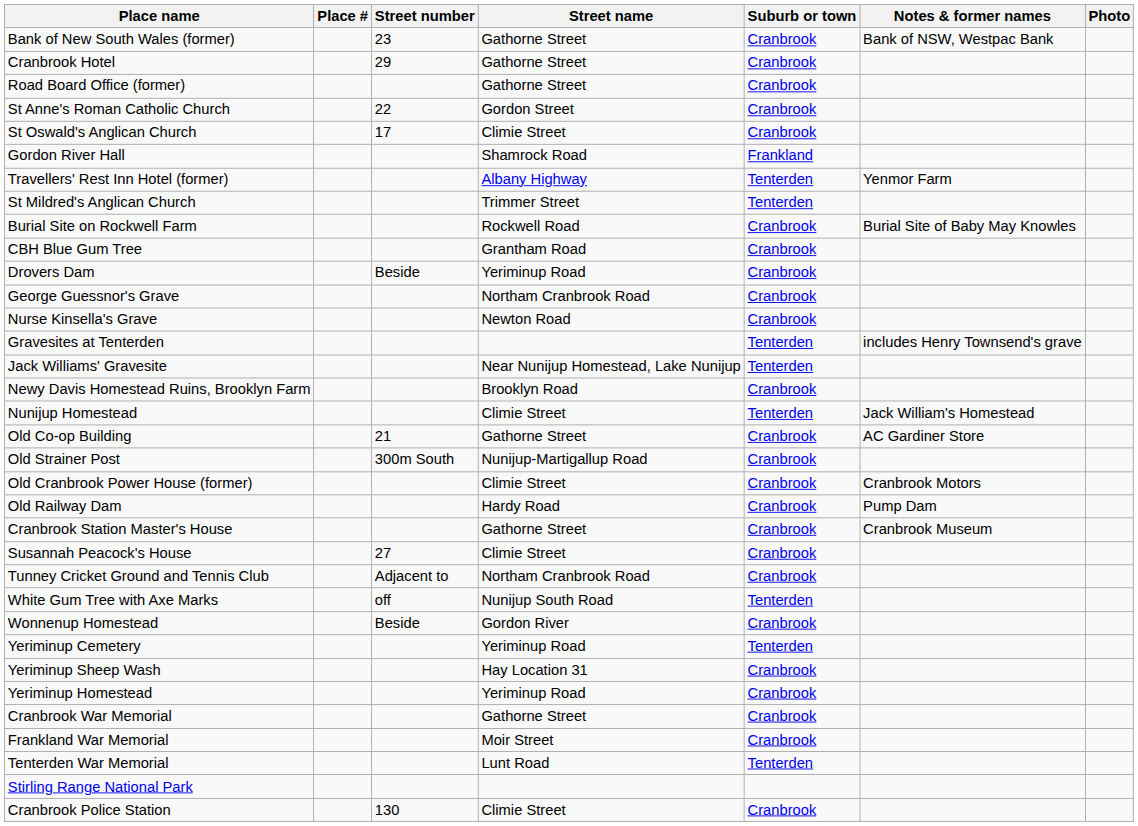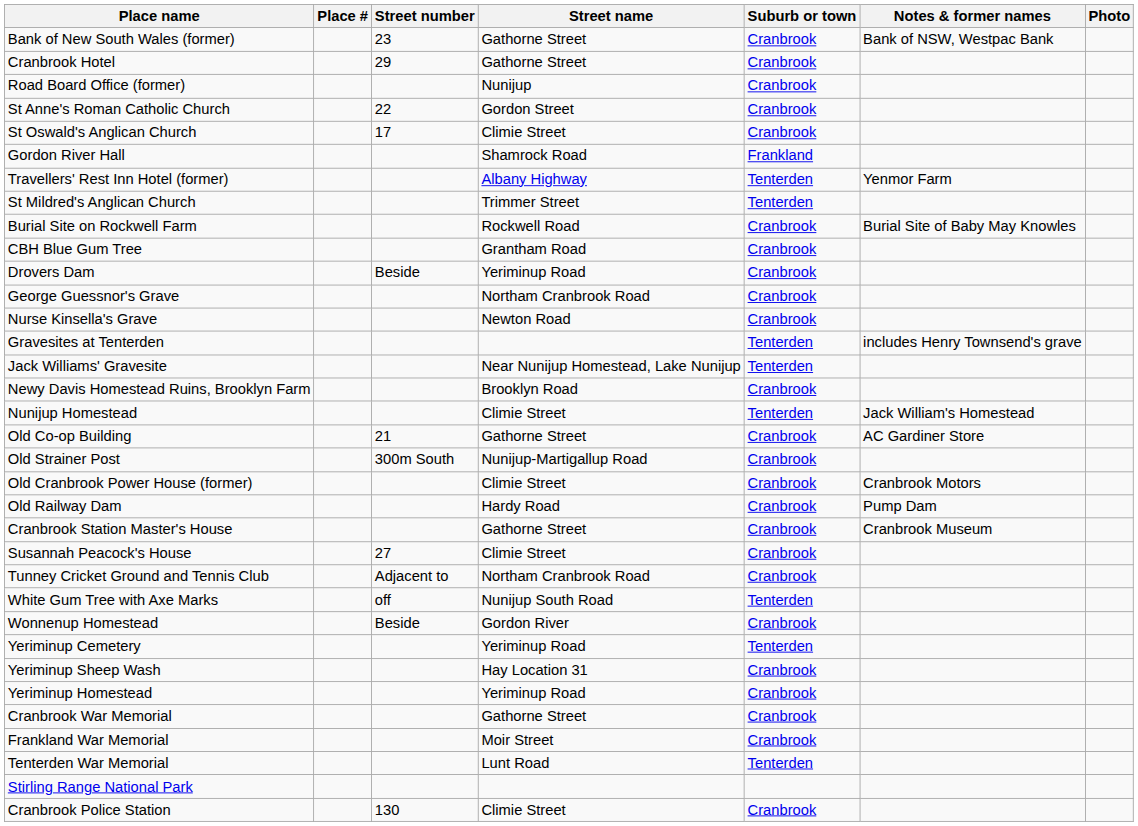(534, 86) Gathorne Street -> (506, 86) Nunijup
